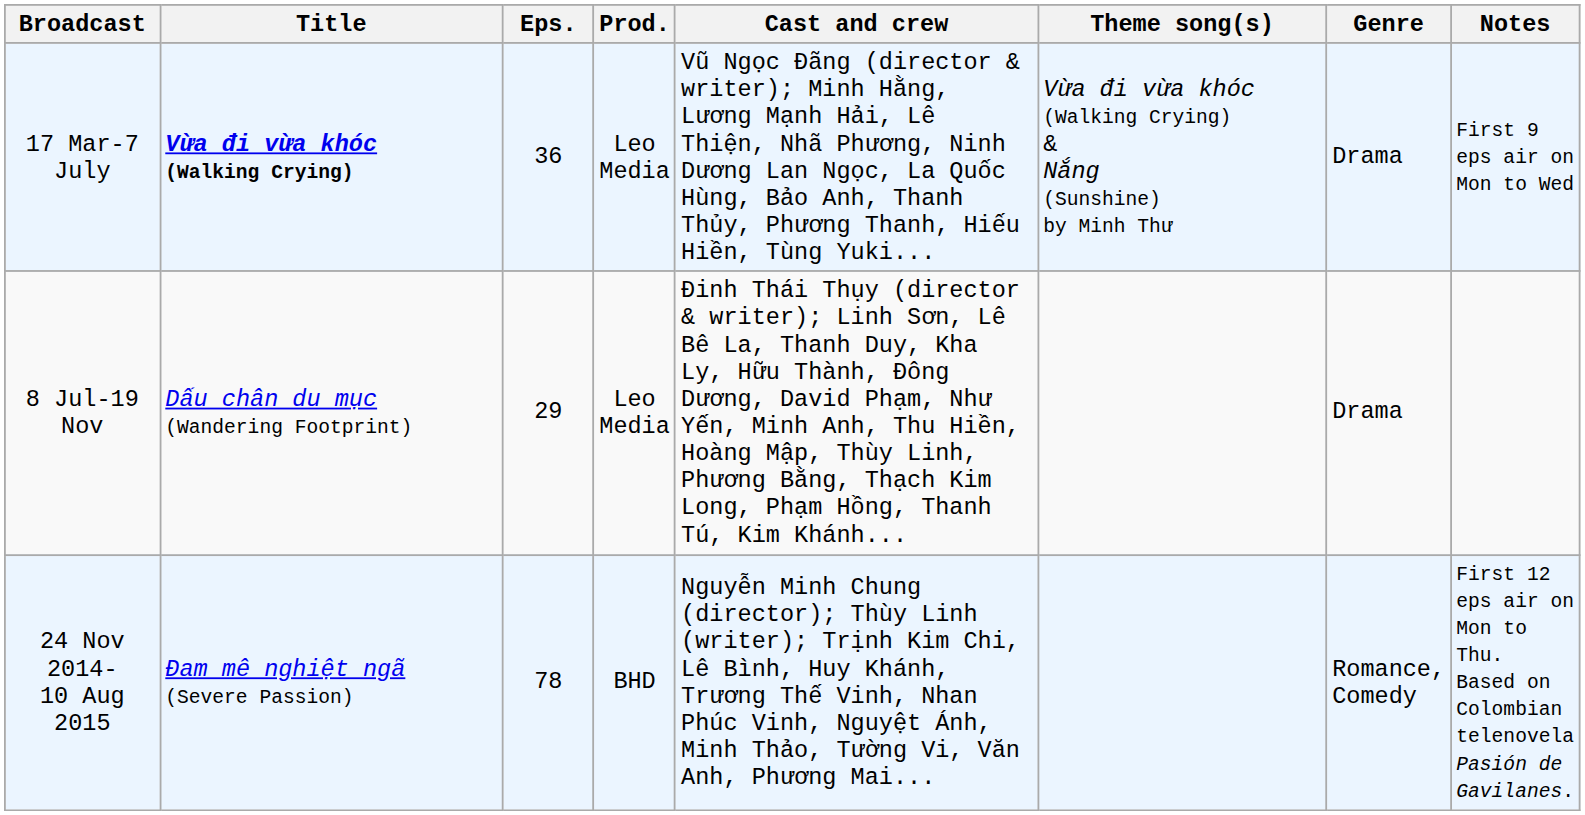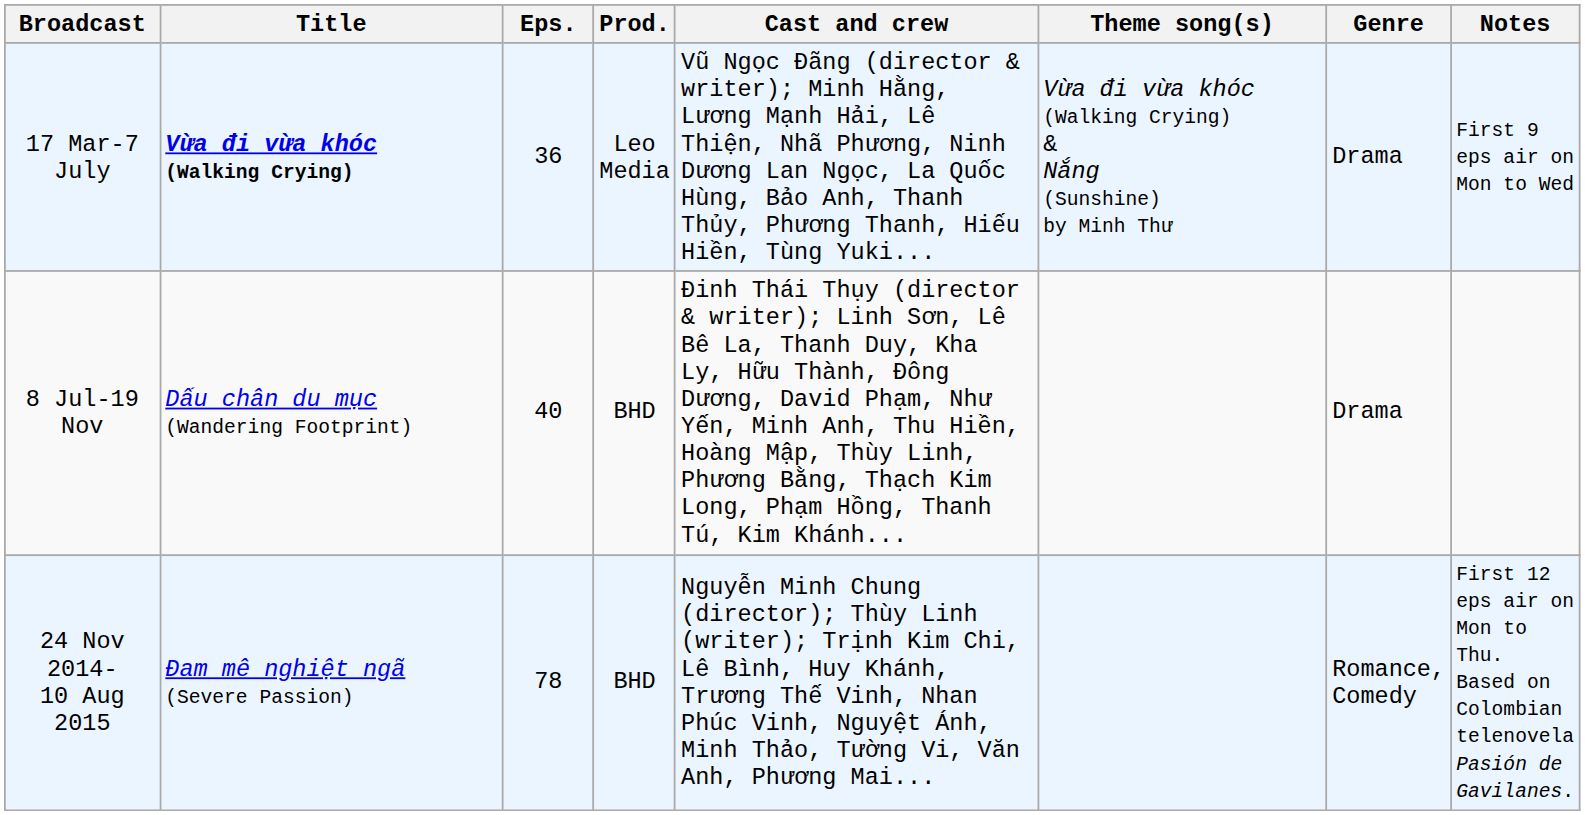(548, 413) 29 -> (548, 413) 40
(635, 413) Leo Media -> (635, 413) BHD
